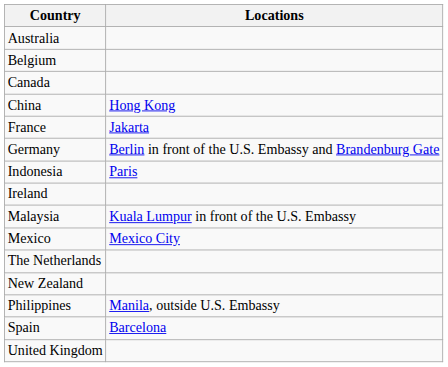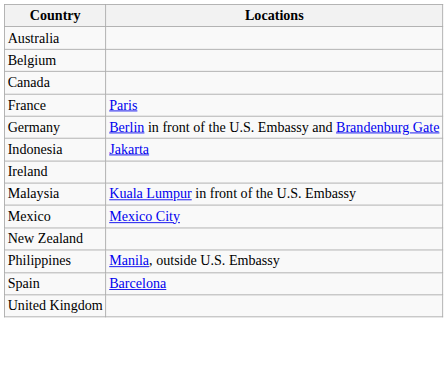- row: (25, 104)
(129, 127) Jakarta -> (123, 104) Paris
(123, 171) Paris -> (129, 149) Jakarta
- row: (54, 261)
